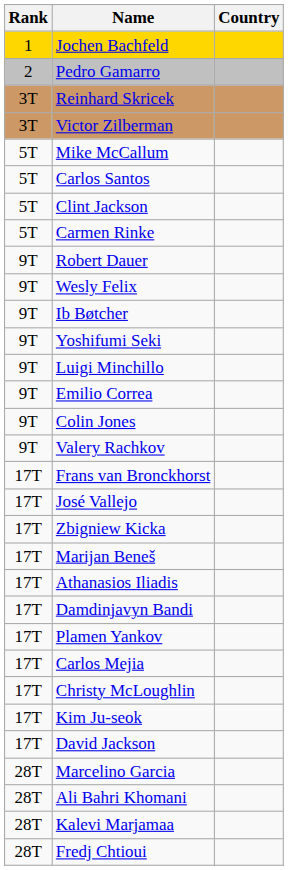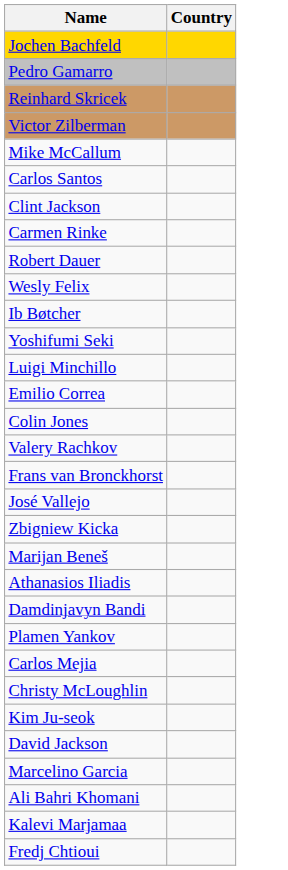- column: (28, 17)
